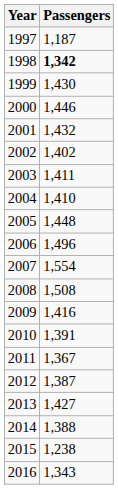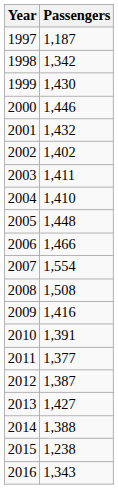(59, 61) bold -> (59, 61) normal
(59, 244) 1,496 -> (59, 244) 1,466
(59, 358) 1,367 -> (59, 358) 1,377
